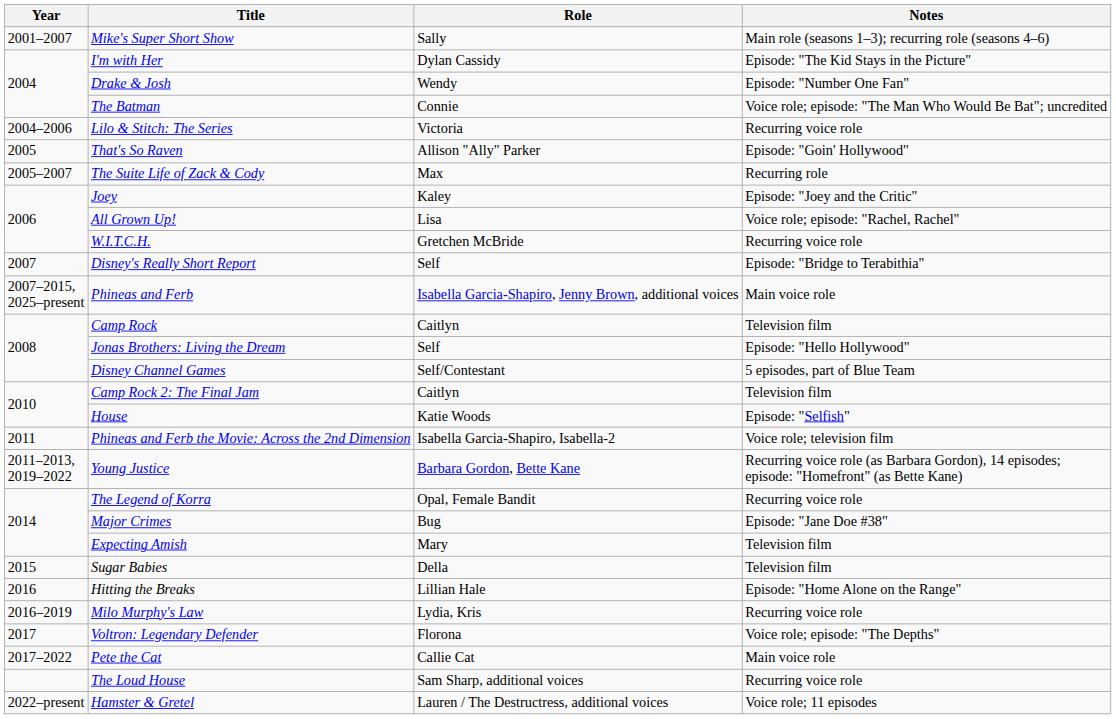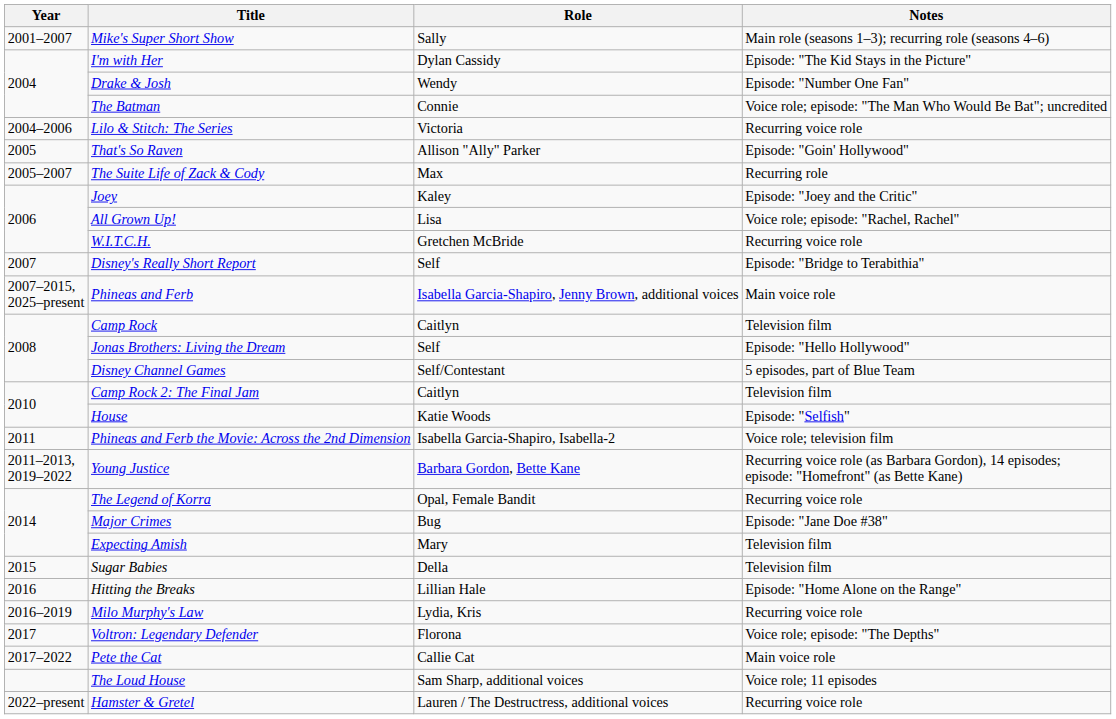(804, 680) Recurring voice role -> (811, 680) Voice role; 11 episodes
(811, 702) Voice role; 11 episodes -> (804, 702) Recurring voice role
